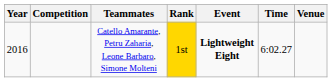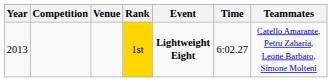columns swapped: (311, 13) <-> (129, 13)
(17, 49) 2016 -> (17, 49) 2013
